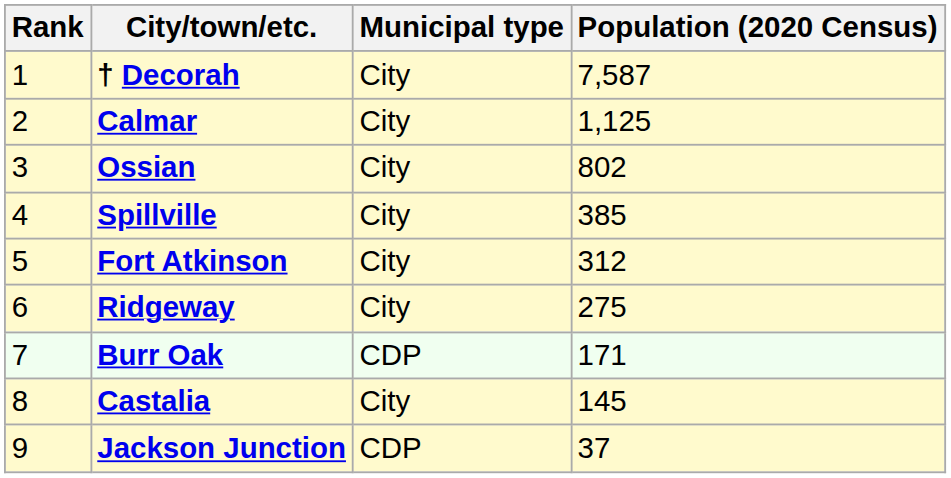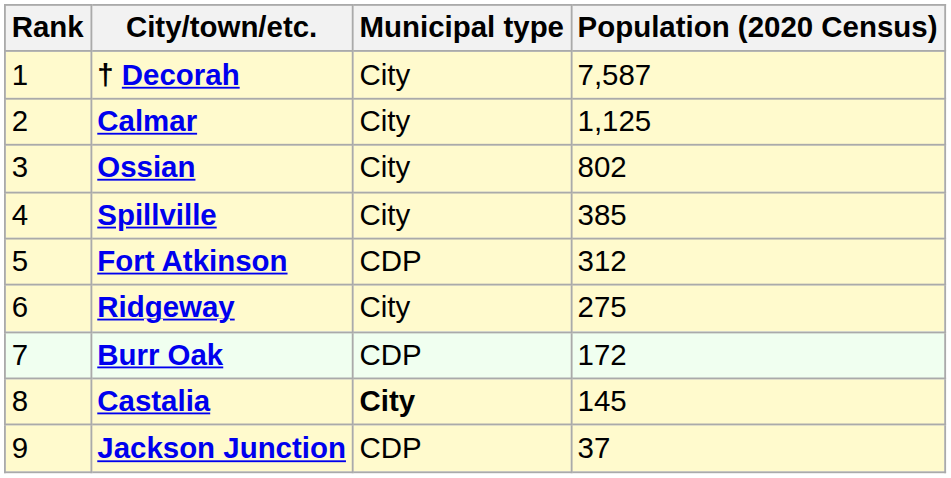(385, 261) City -> (391, 261) CDP
(602, 354) 171 -> (602, 354) 172
(385, 401) normal -> (387, 401) bold
